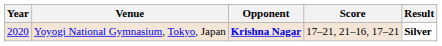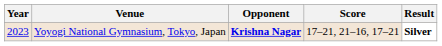(18, 31) 2020 -> (18, 31) 2023
